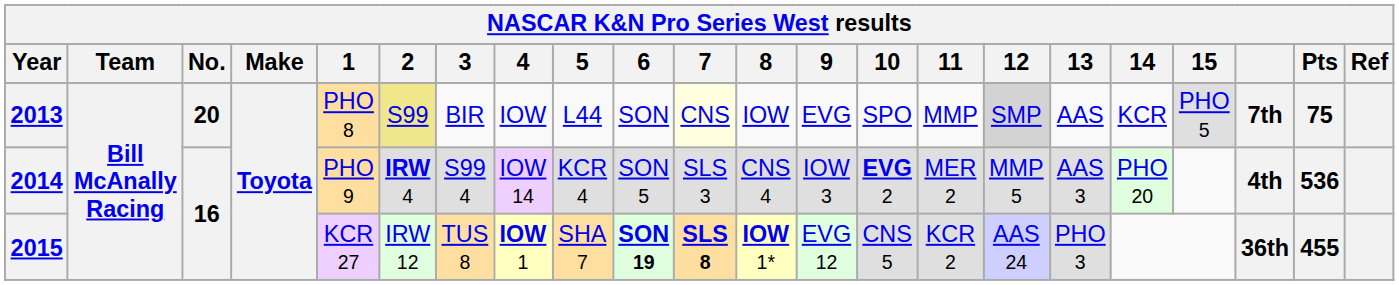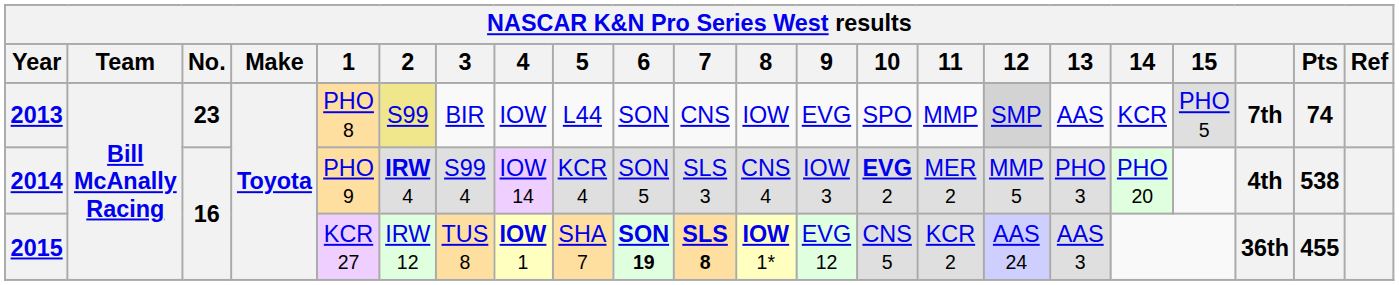(207, 115) 20 -> (207, 115) 23
(705, 115) lightyellow background -> (705, 115) no background
(1320, 115) 75 -> (1320, 115) 74
(1080, 180) AAS 3 -> (1080, 180) PHO 3
(1320, 181) 536 -> (1320, 181) 538
(1080, 246) PHO 3 -> (1080, 246) AAS 3
